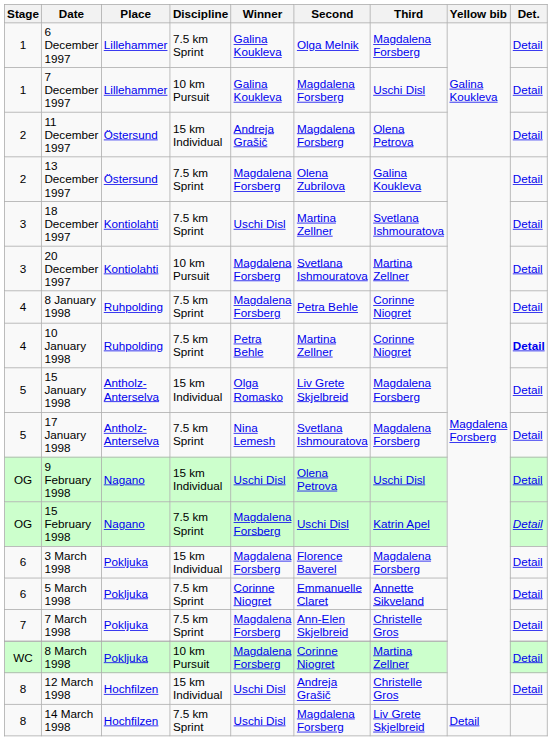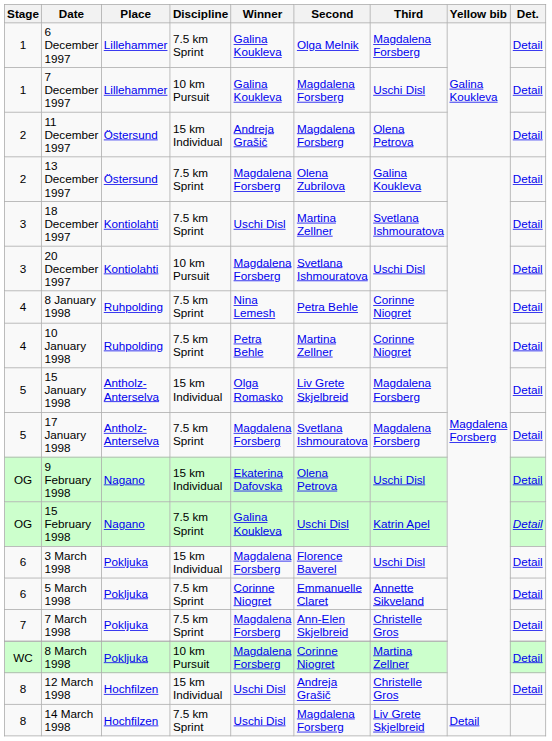(393, 269) Martina Zellner -> (399, 269) Uschi Disl
(263, 307) Magdalena Forsberg -> (254, 307) Nina Lemesh
(529, 345) bold -> (528, 345) normal
(254, 435) Nina Lemesh -> (263, 435) Magdalena Forsberg
(260, 479) Uschi Disl -> (258, 479) Ekaterina Dafovska
(263, 524) Magdalena Forsberg -> (258, 524) Galina Koukleva
(402, 562) Magdalena Forsberg -> (399, 562) Uschi Disl
